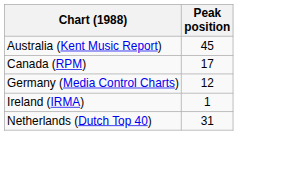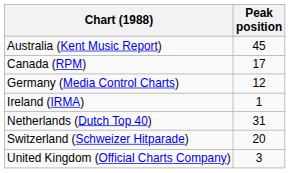+ row: (98, 139)
+ row: (119, 158)
